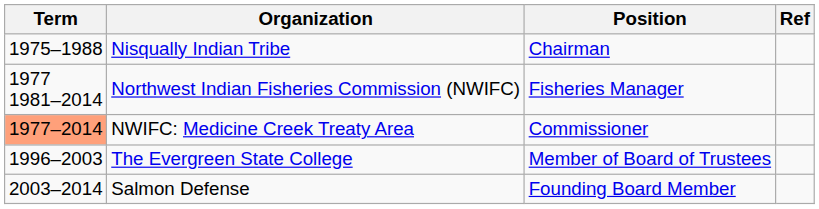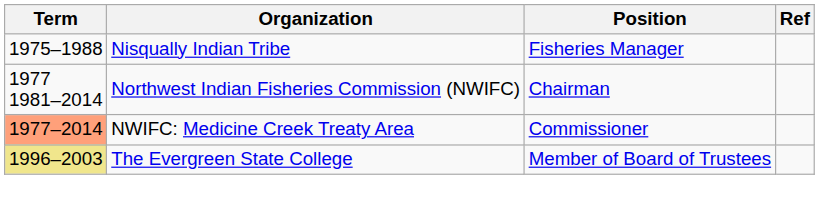(569, 49) Chairman -> (606, 49) Fisheries Manager
(606, 89) Fisheries Manager -> (569, 89) Chairman
(56, 159) no background -> (56, 159) khaki background
- row: (180, 188)
